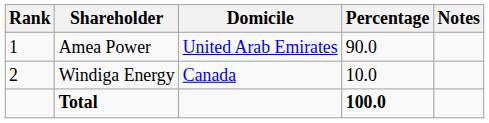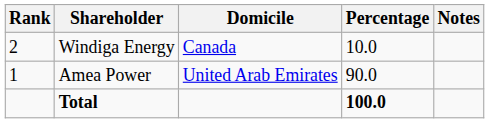rows swapped: (105, 46) <-> (117, 74)
